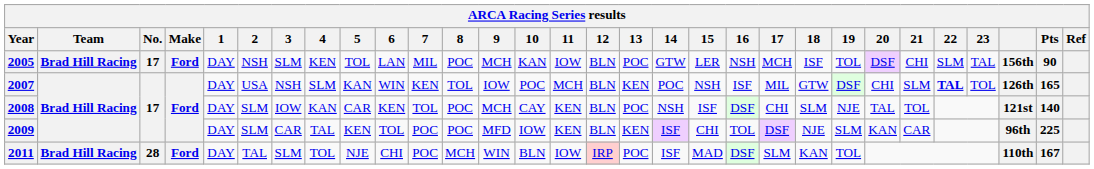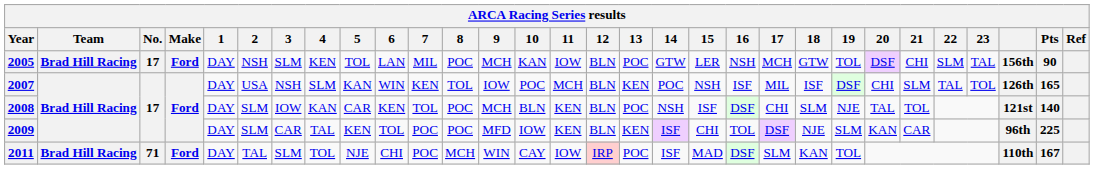(813, 61) ISF -> (813, 61) GTW
(813, 84) GTW -> (813, 84) ISF
(950, 84) bold -> (950, 84) normal
(532, 107) CAY -> (532, 107) BLN
(153, 153) 28 -> (153, 153) 71
(532, 153) BLN -> (532, 153) CAY
